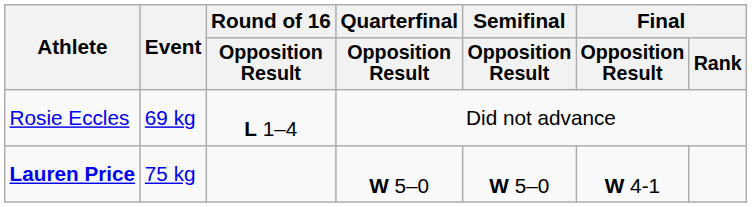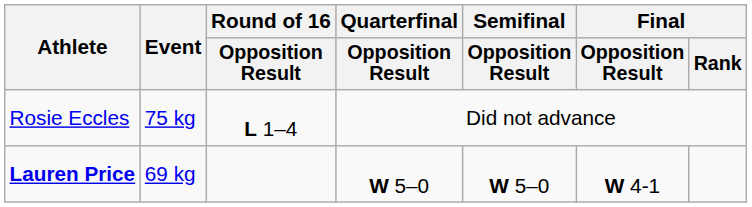(170, 118) 69 kg -> (170, 118) 75 kg
(170, 174) 75 kg -> (170, 174) 69 kg
